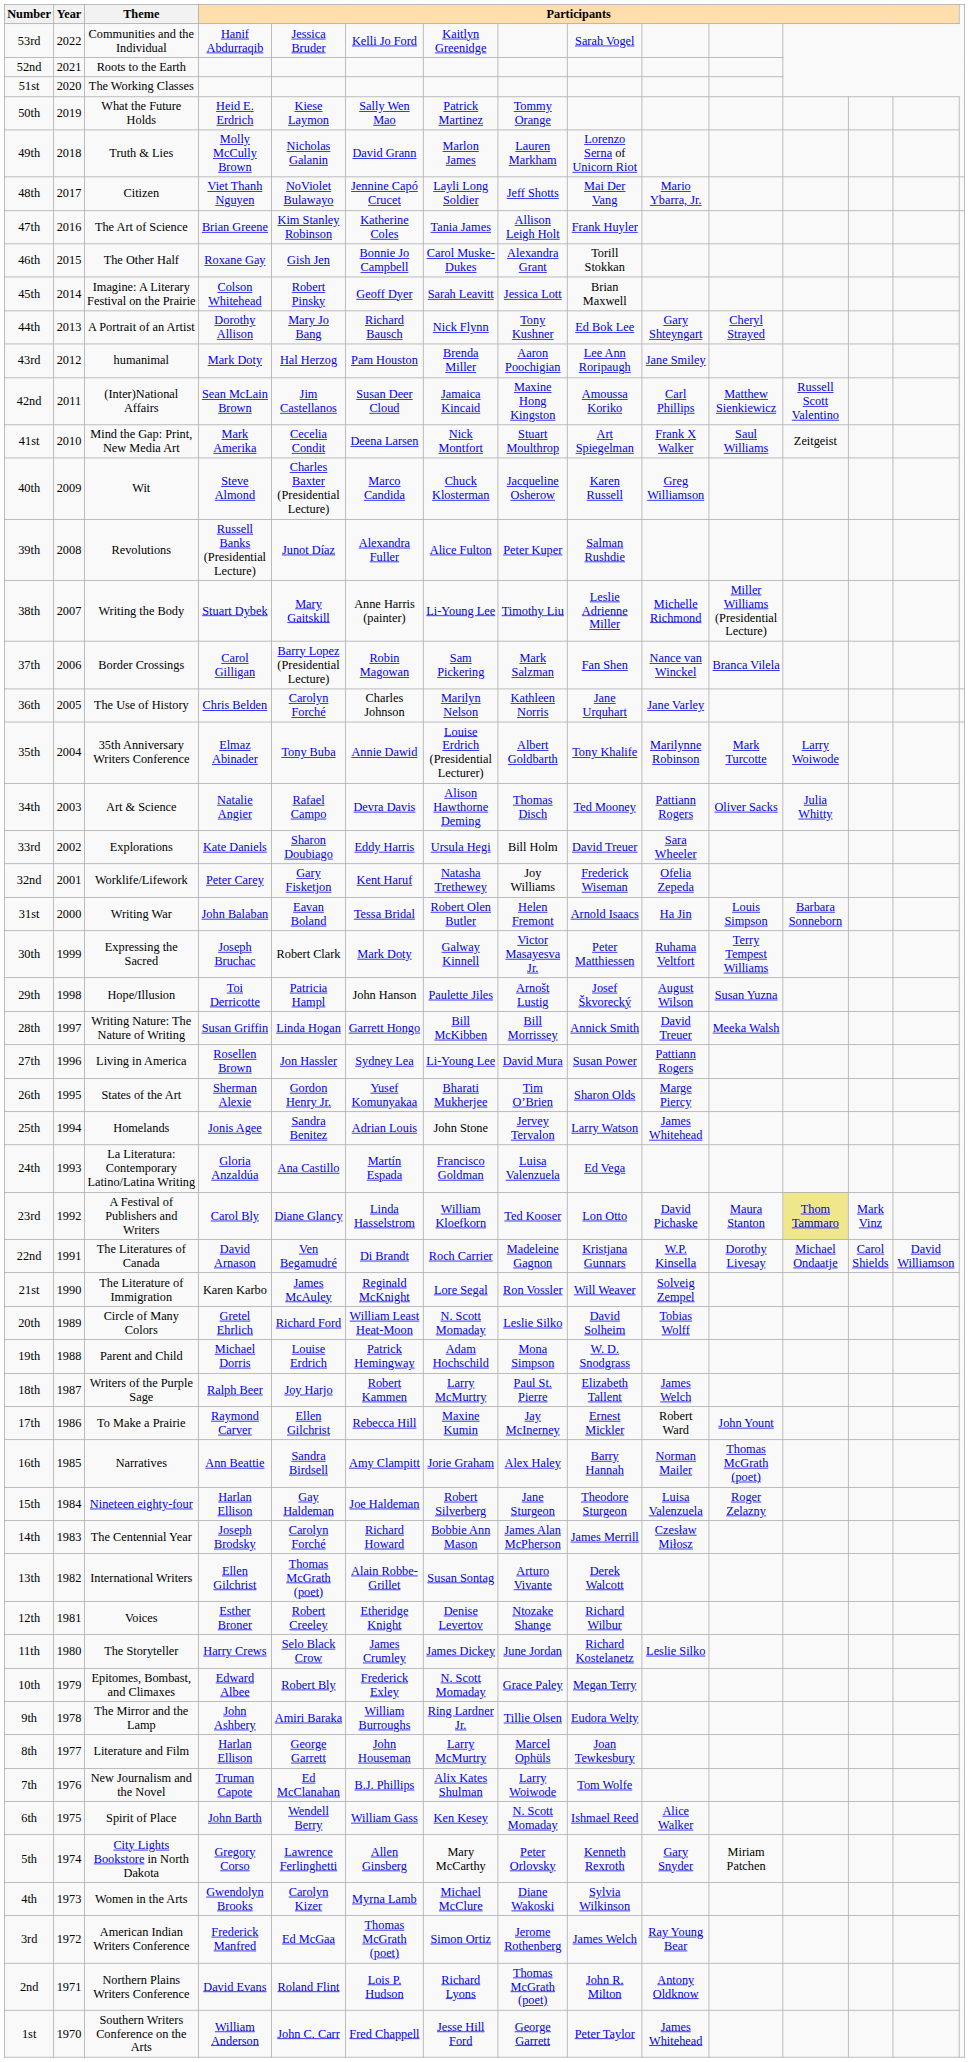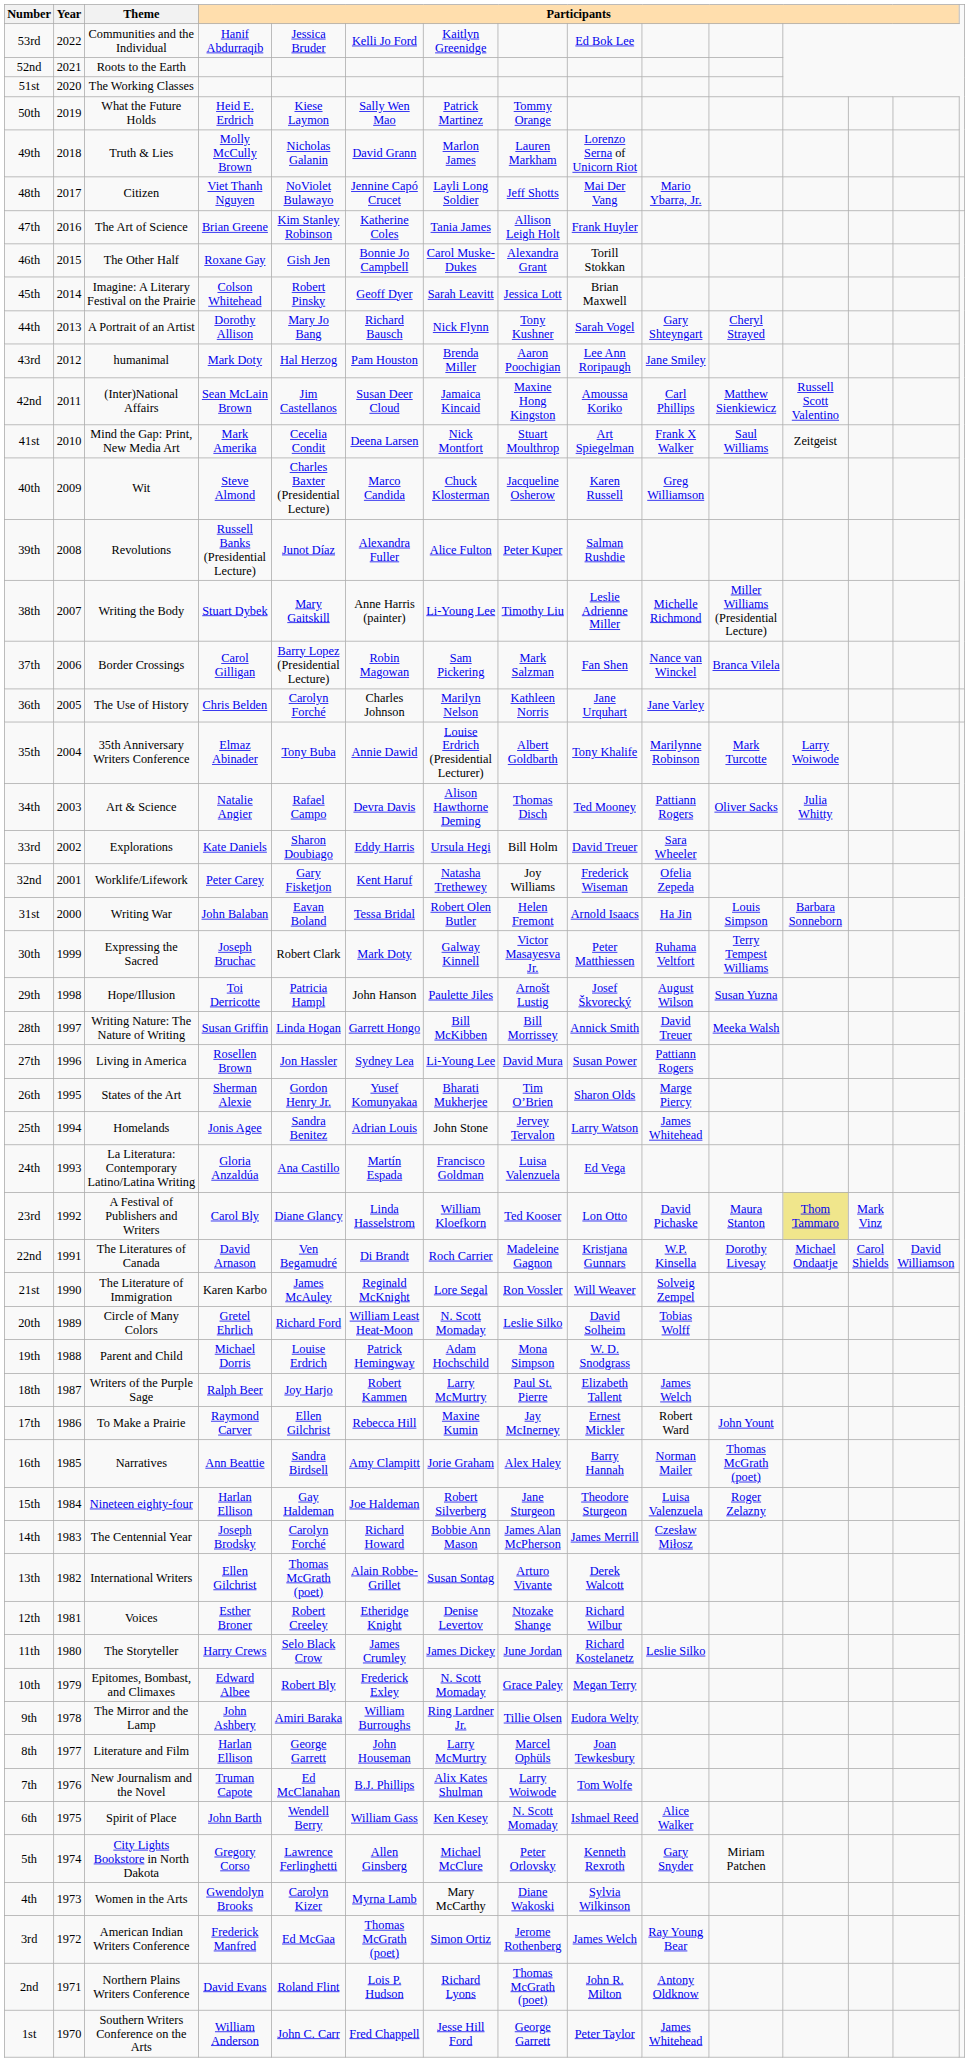(605, 40) Sarah Vogel -> (605, 40) Ed Bok Lee
(605, 327) Ed Bok Lee -> (605, 327) Sarah Vogel
(461, 1858) Mary McCarthy -> (461, 1858) Michael McClure
(461, 1899) Michael McClure -> (461, 1899) Mary McCarthy
